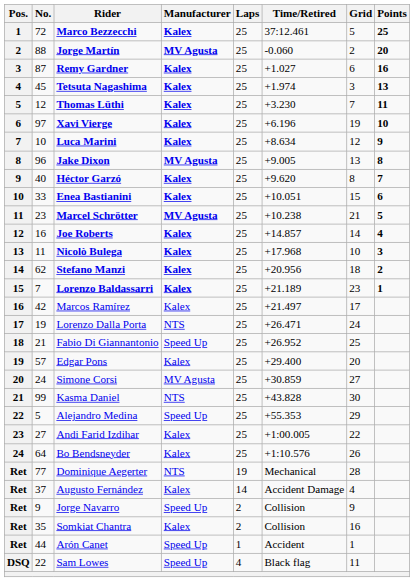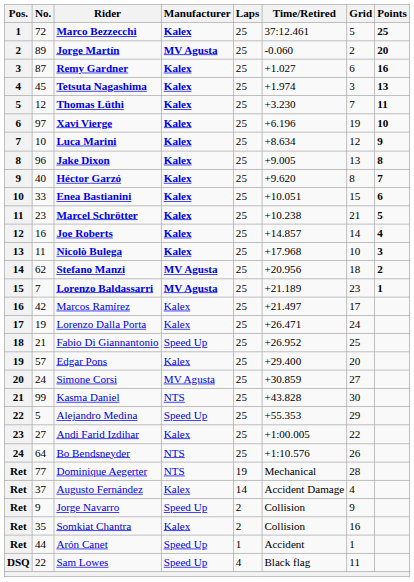(40, 50) 88 -> (40, 50) 89
(191, 160) MV Agusta -> (178, 160) Kalex
(191, 215) MV Agusta -> (178, 215) Kalex
(178, 269) Kalex -> (191, 269) MV Agusta
(178, 288) Kalex -> (191, 288) MV Agusta
(174, 324) NTS -> (177, 324) Kalex
(177, 452) Kalex -> (174, 452) NTS
